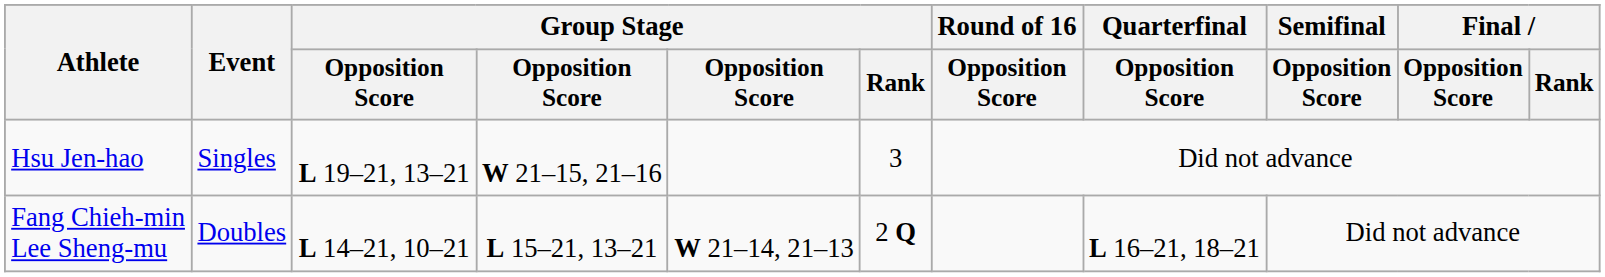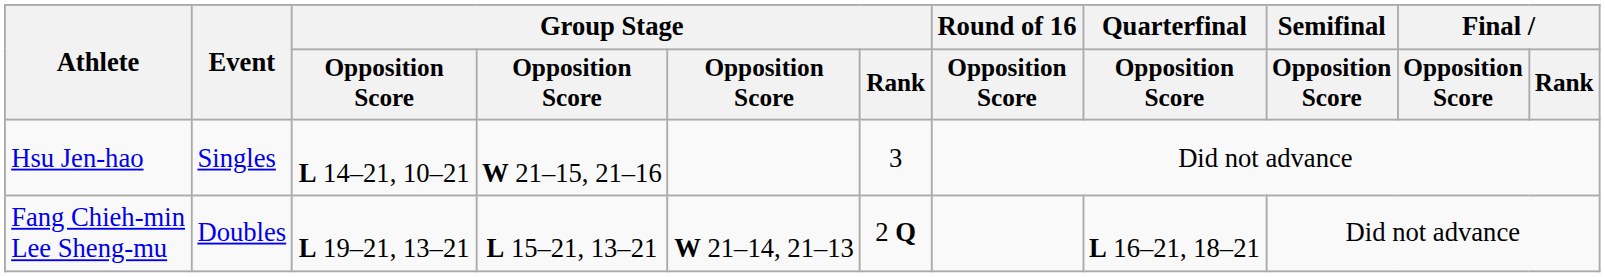(384, 173) L 19–21, 13–21 -> (384, 173) L 14–21, 10–21
(384, 248) L 14–21, 10–21 -> (384, 248) L 19–21, 13–21
